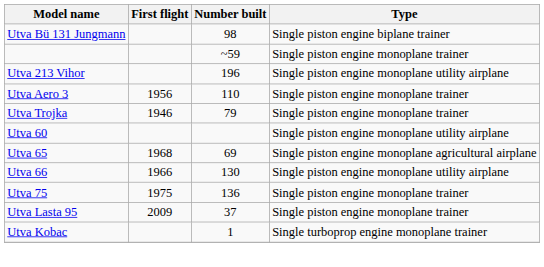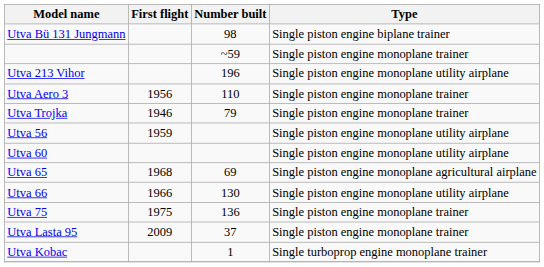+ row: (27, 133)
